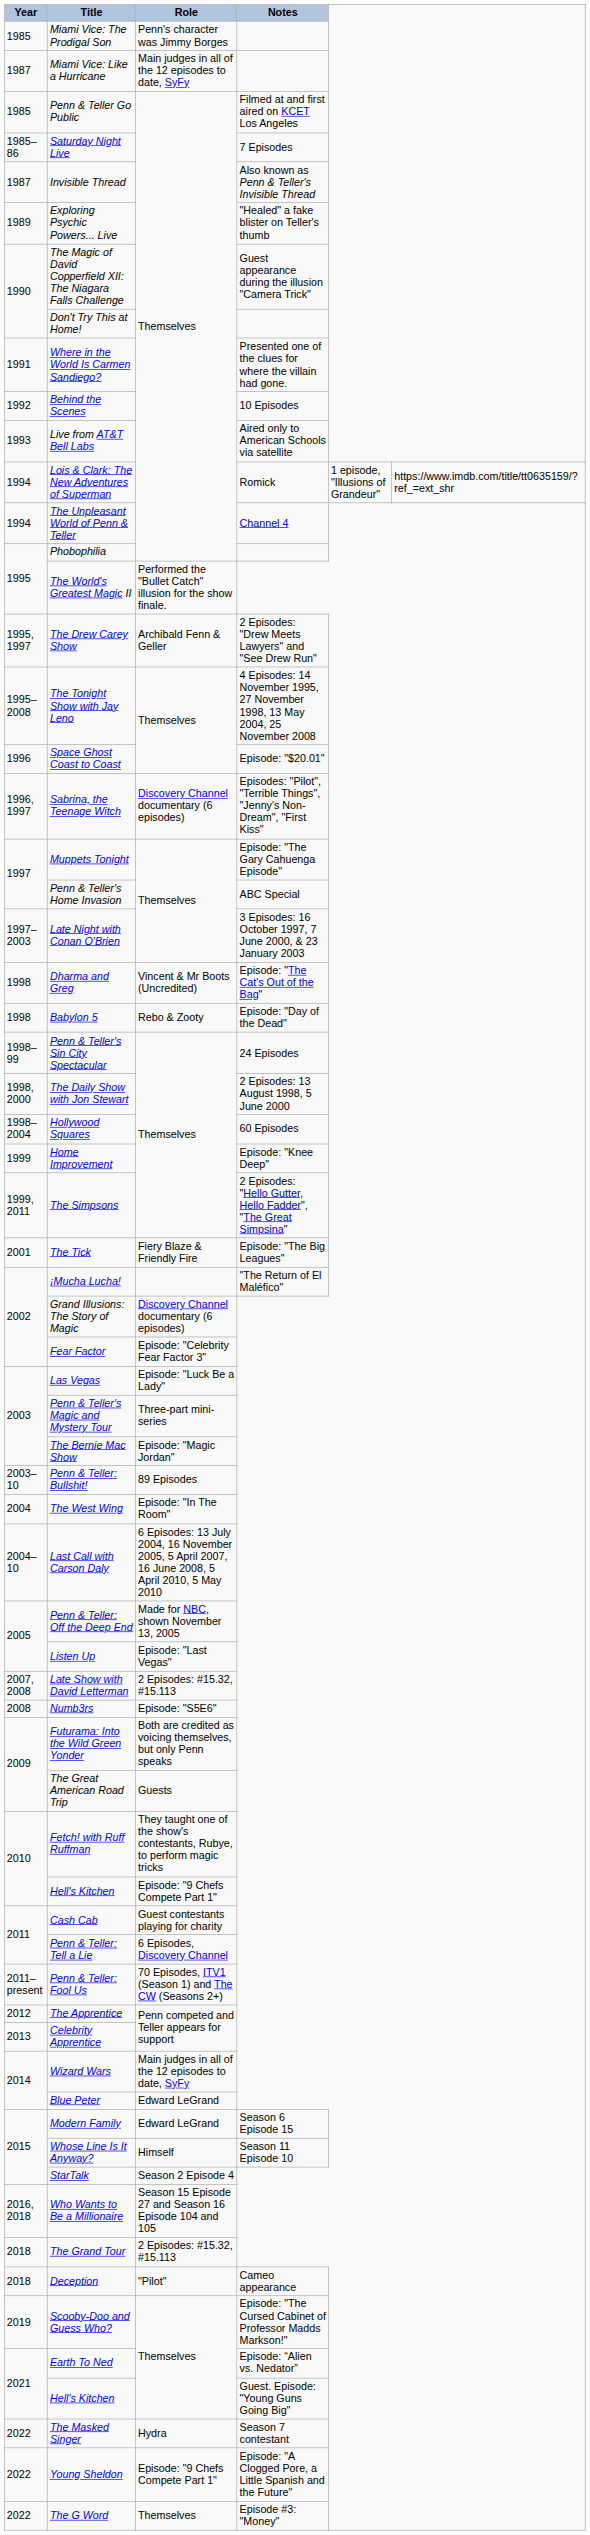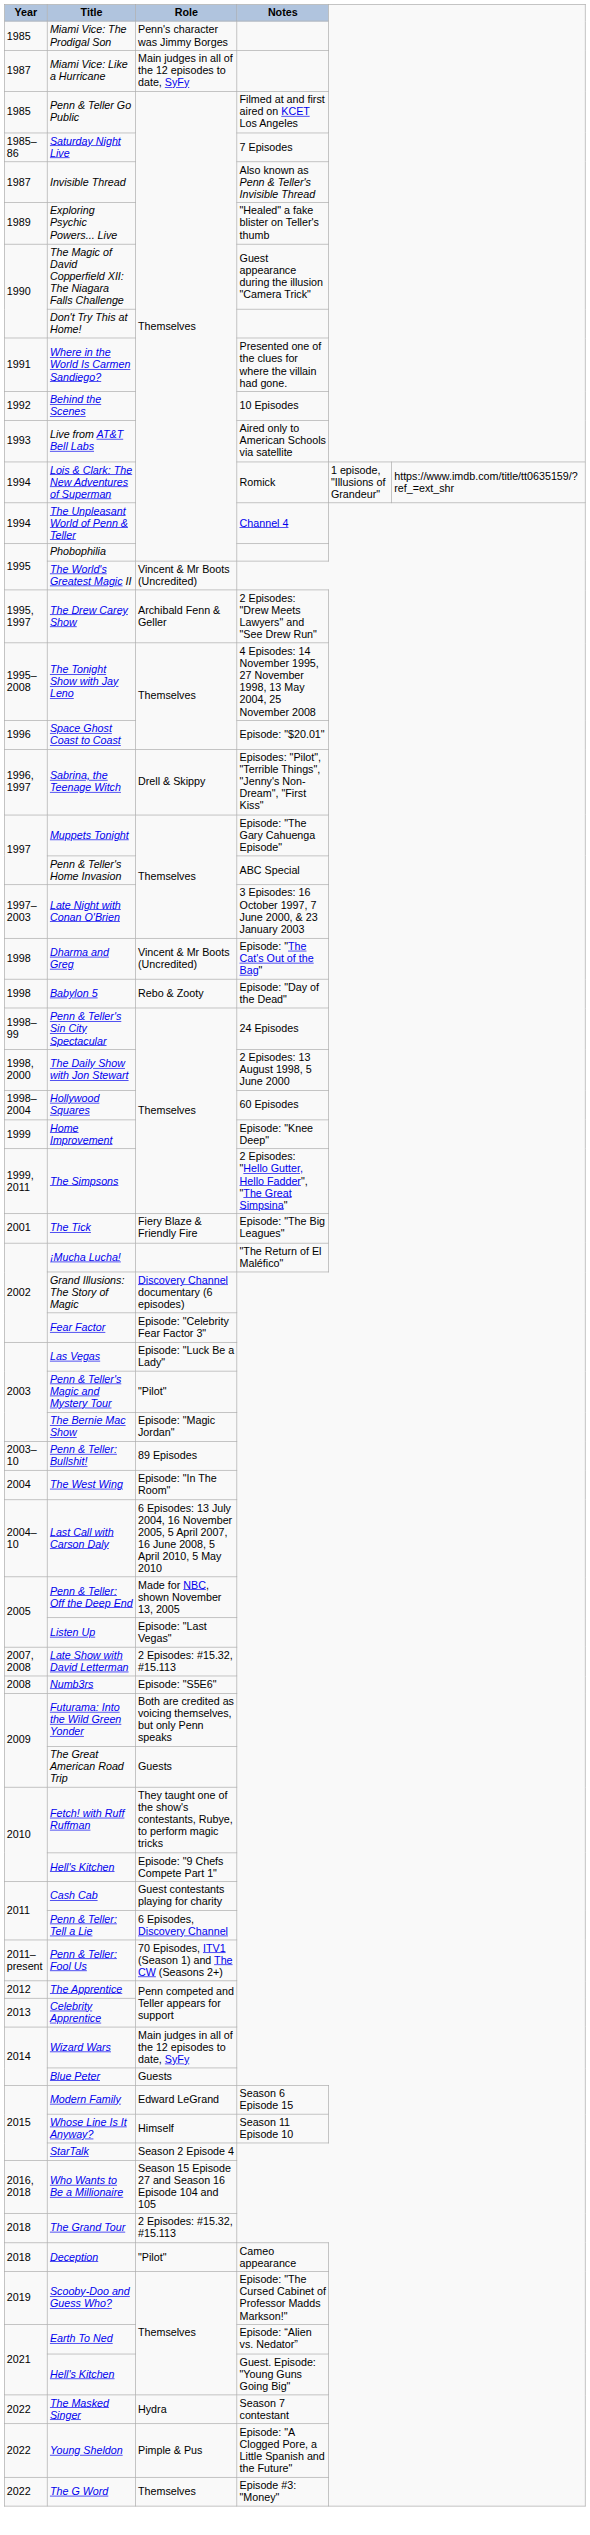(185, 587) Performed the "Bullet Catch" illusion for the show finale. -> (184, 575) Vincent & Mr Boots (Uncredited)
(183, 806) Discovery Channel documentary (6 episodes) -> (172, 782) Drell & Skippy
(176, 1416) Three-part mini-series -> (152, 1391) "Pilot"
(179, 2100) Edward LeGrand -> (155, 2076) Guests
(181, 2474) Episode: "9 Chefs Compete Part 1" -> (170, 2450) Pimple & Pus
